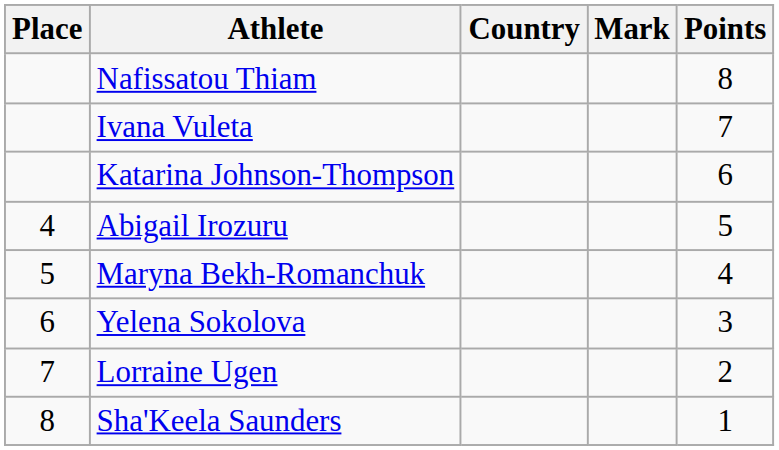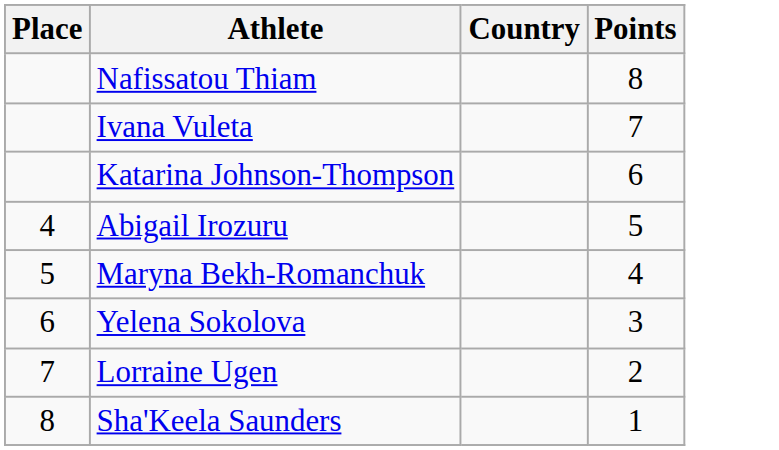- column: (632, 28)
